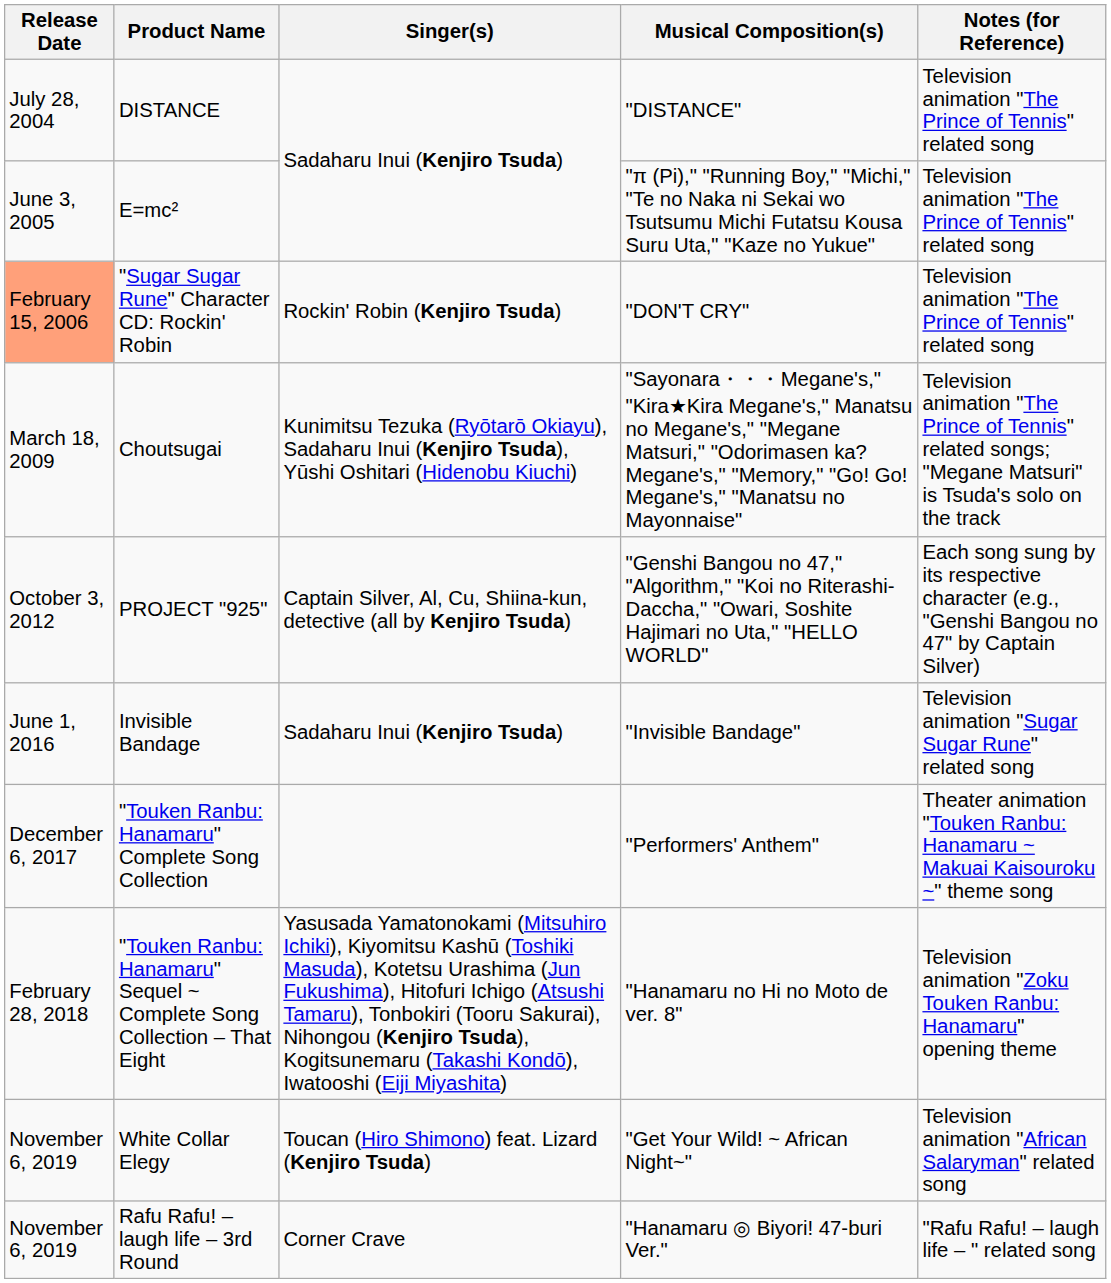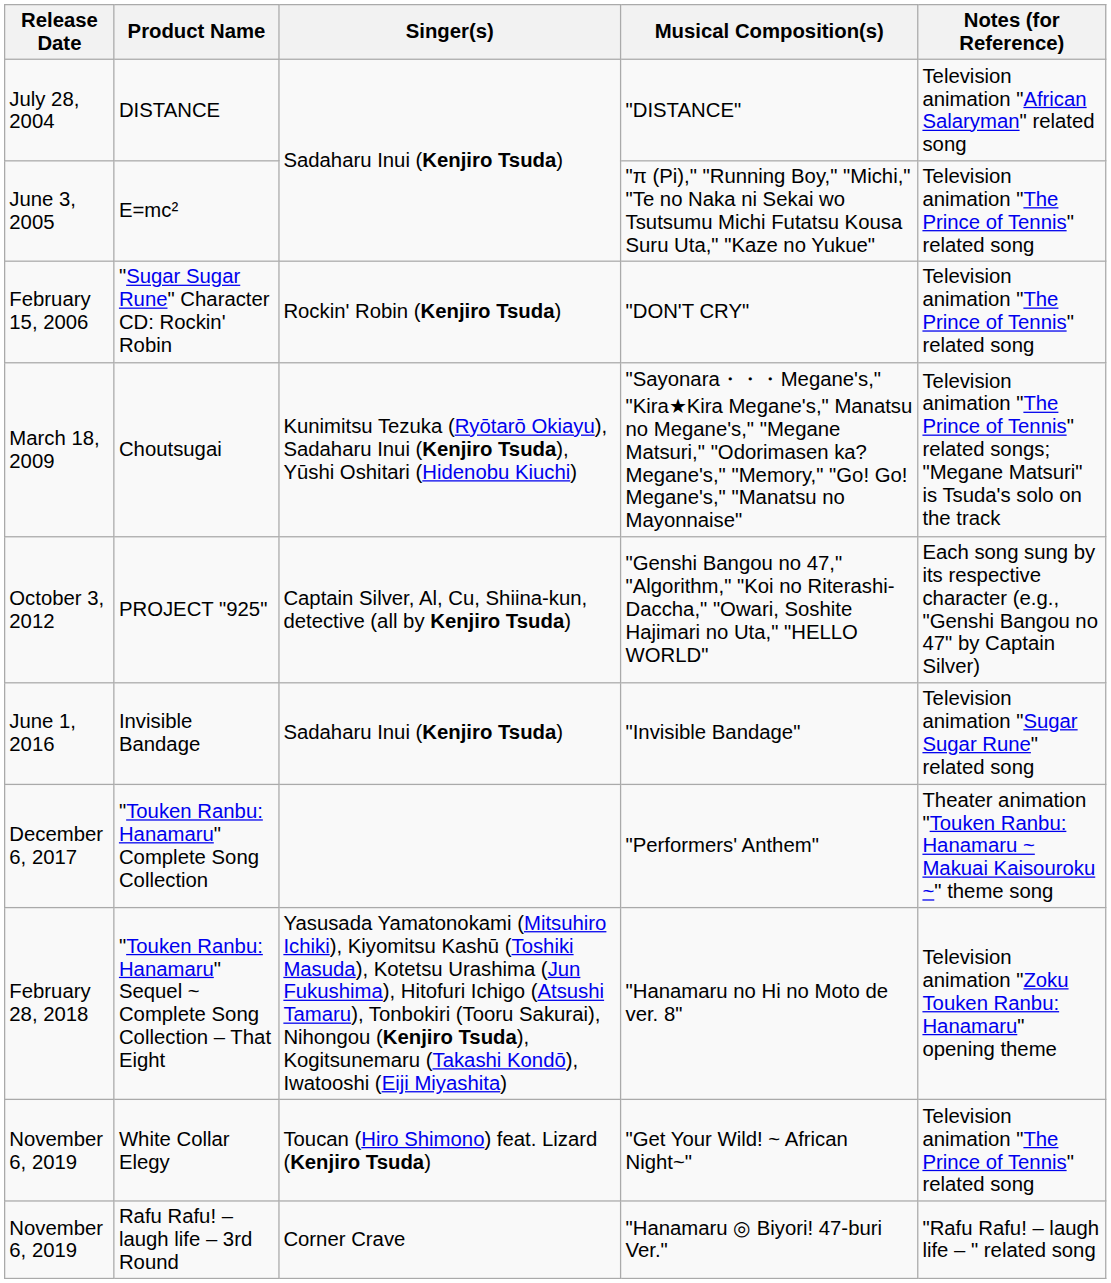(998, 109) Television animation "The Prince of Tennis" related song -> (1008, 109) Television animation "African Salaryman" related song
(50, 311) lightsalmon background -> (50, 311) no background
(1008, 1150) Television animation "African Salaryman" related song -> (998, 1150) Television animation "The Prince of Tennis" related song
